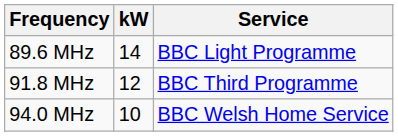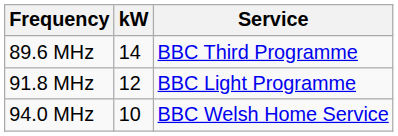(257, 51) BBC Light Programme -> (258, 51) BBC Third Programme
(258, 83) BBC Third Programme -> (257, 83) BBC Light Programme
